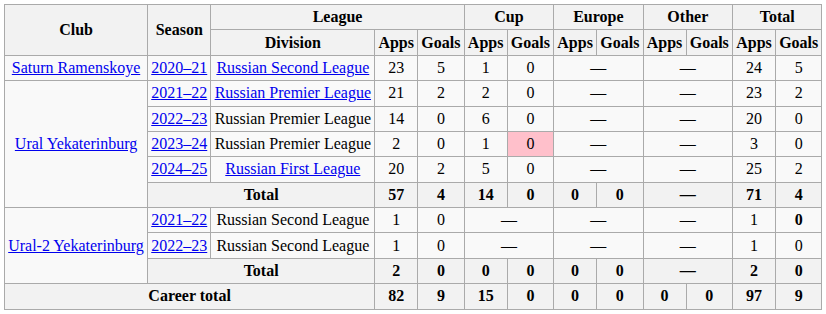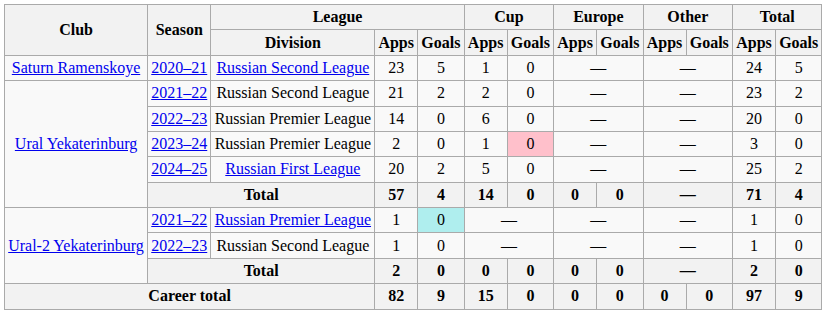(293, 93) Russian Premier League -> (293, 93) Russian Second League
(293, 220) Russian Second League -> (293, 220) Russian Premier League
(441, 220) no background -> (441, 220) paleturquoise background
(799, 220) bold -> (799, 220) normal
